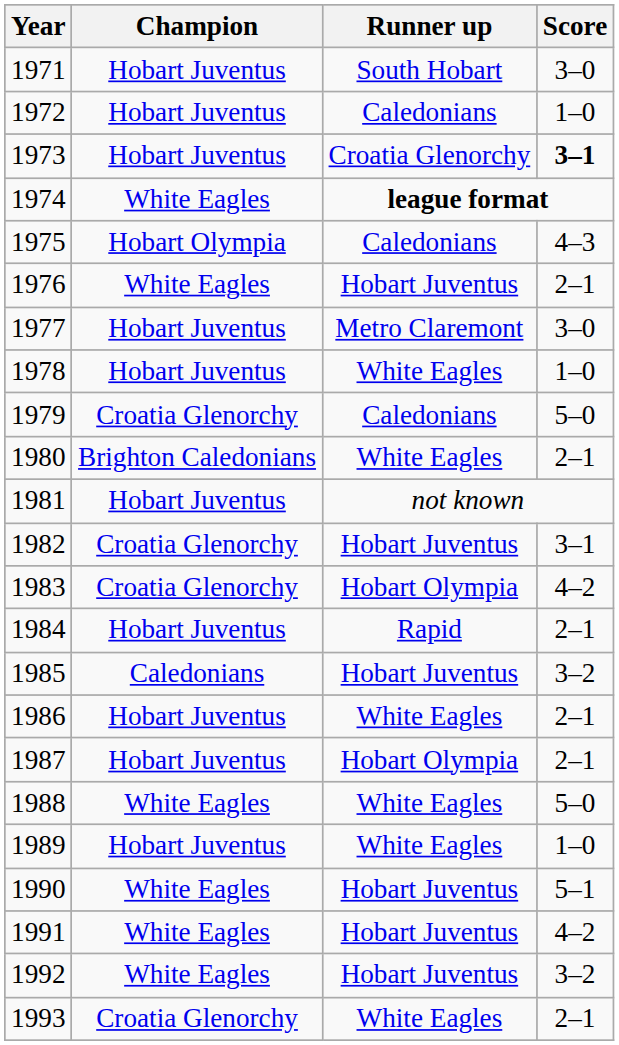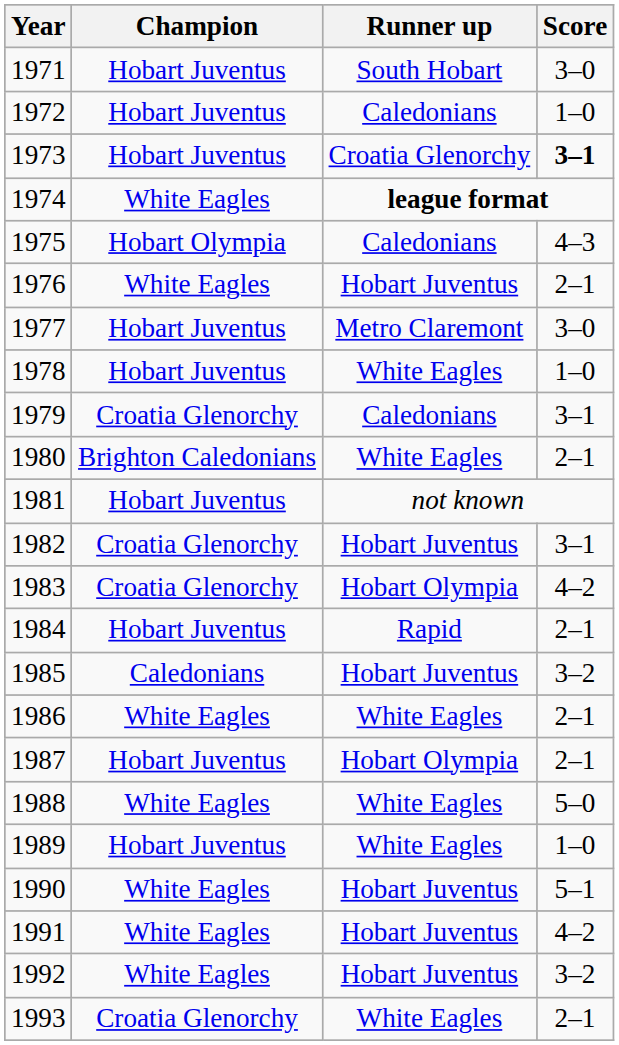(575, 414) 5–0 -> (575, 414) 3–1
(197, 716) Hobart Juventus -> (197, 716) White Eagles
